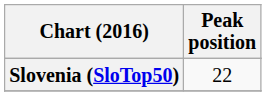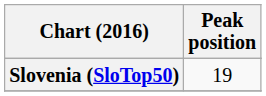(222, 74) 22 -> (222, 74) 19
